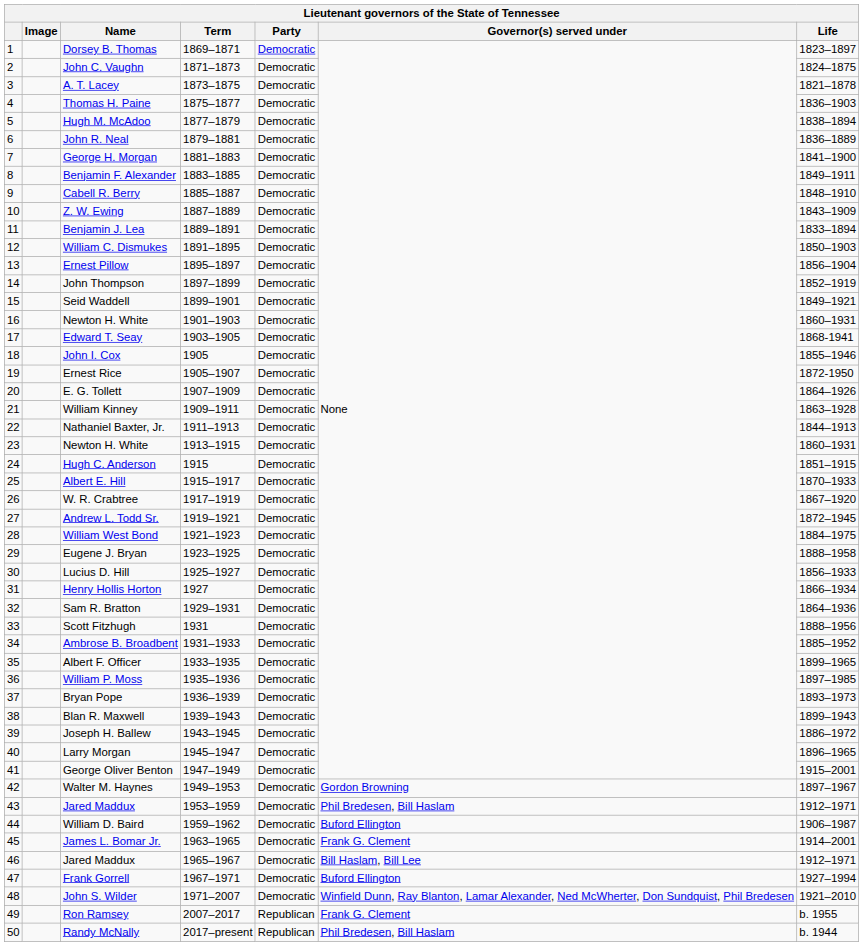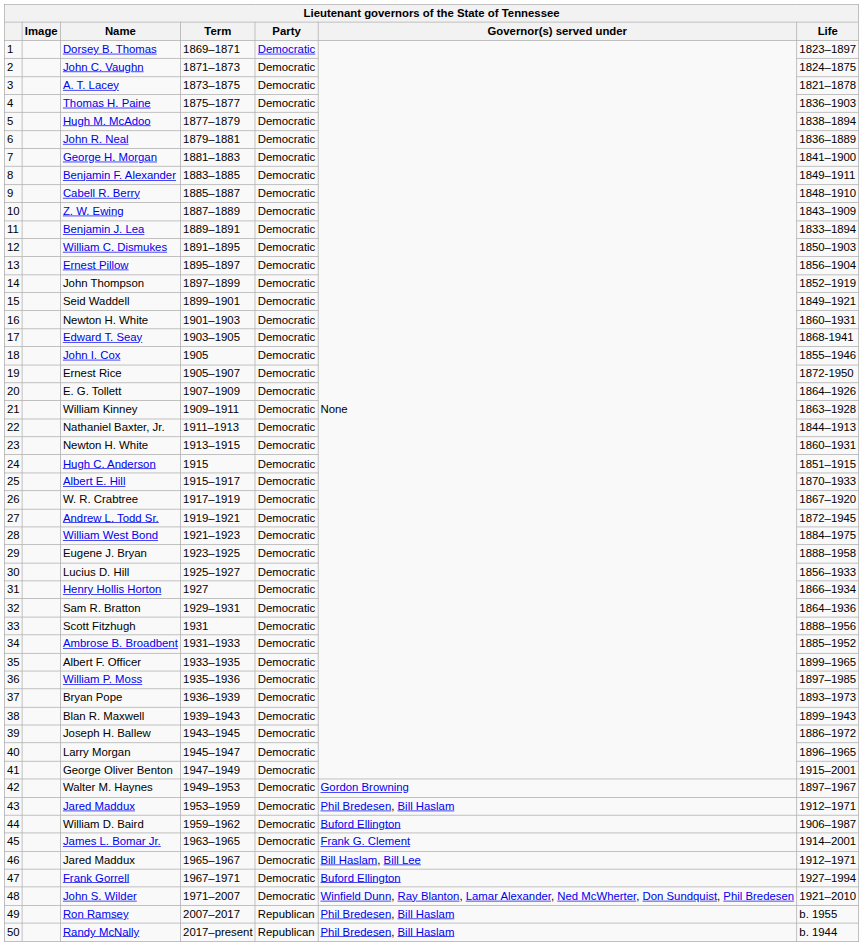(365, 914) Frank G. Clement -> (387, 914) Phil Bredesen, Bill Haslam
